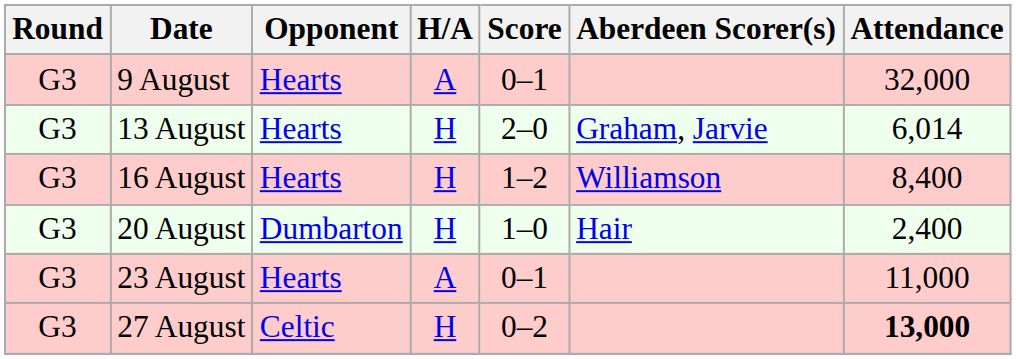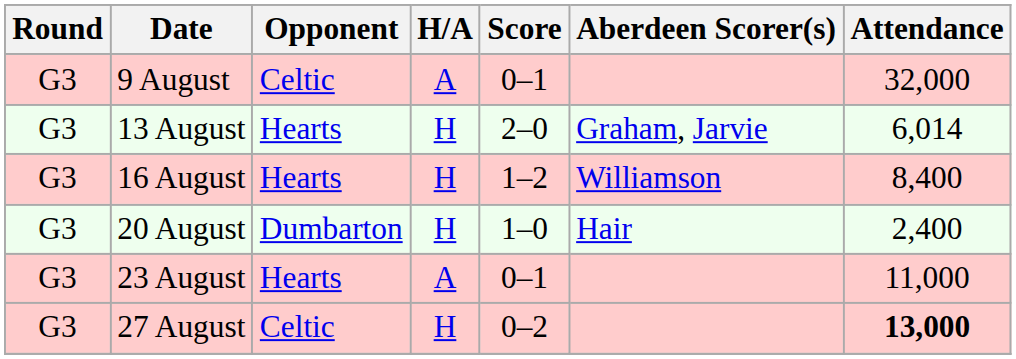(301, 79) Hearts -> (297, 79) Celtic
